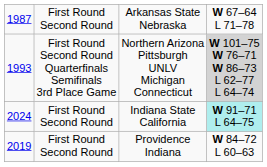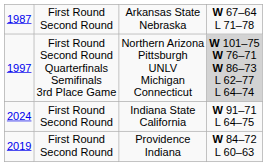(19, 68) 1993 -> (19, 68) 1997
(234, 116) paleturquoise background -> (234, 116) no background
